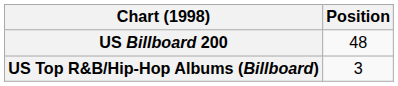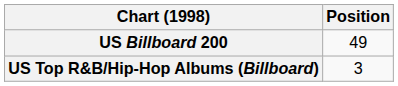(358, 42) 48 -> (358, 42) 49
